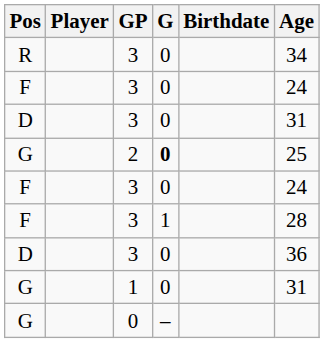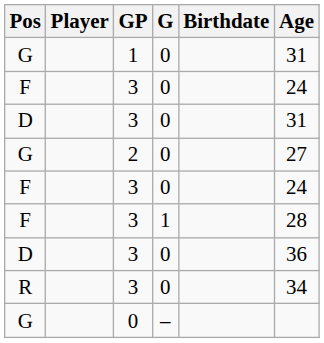rows swapped: (25, 54) <-> (25, 287)
(165, 154) bold -> (165, 154) normal
(296, 154) 25 -> (296, 154) 27
